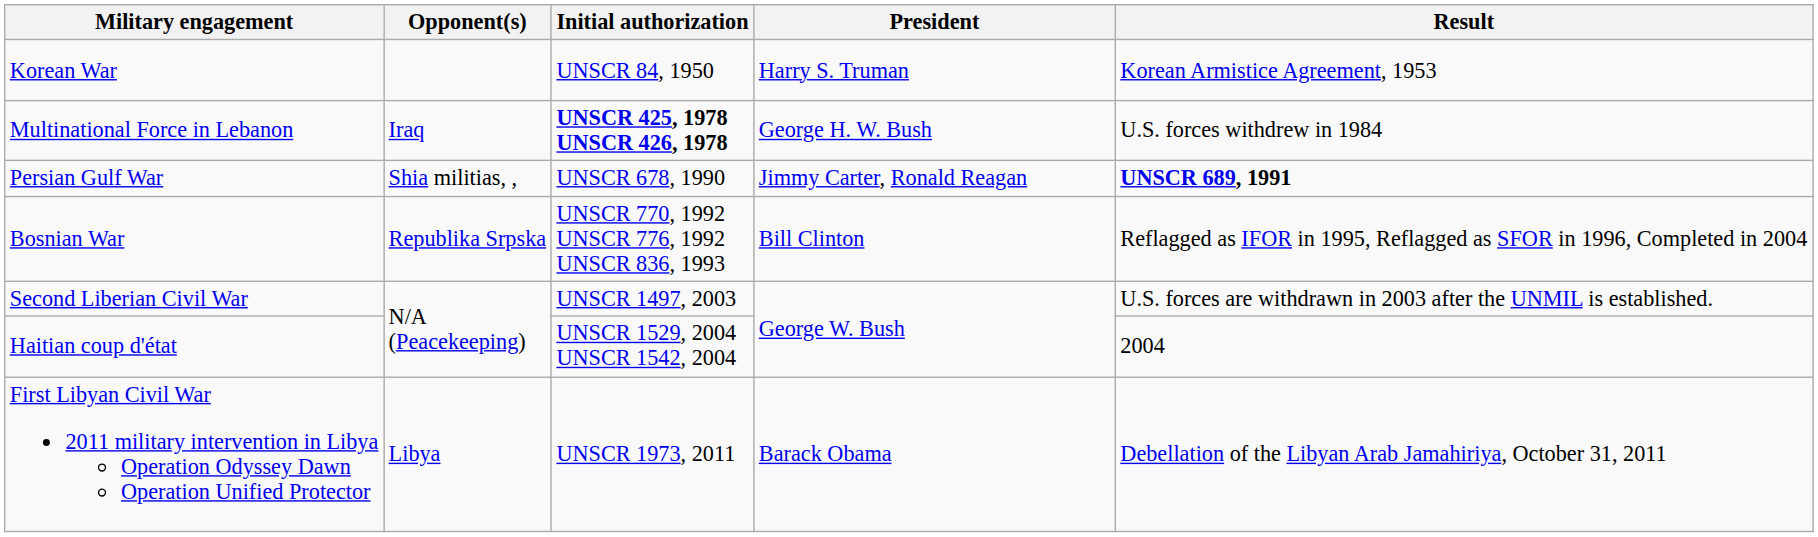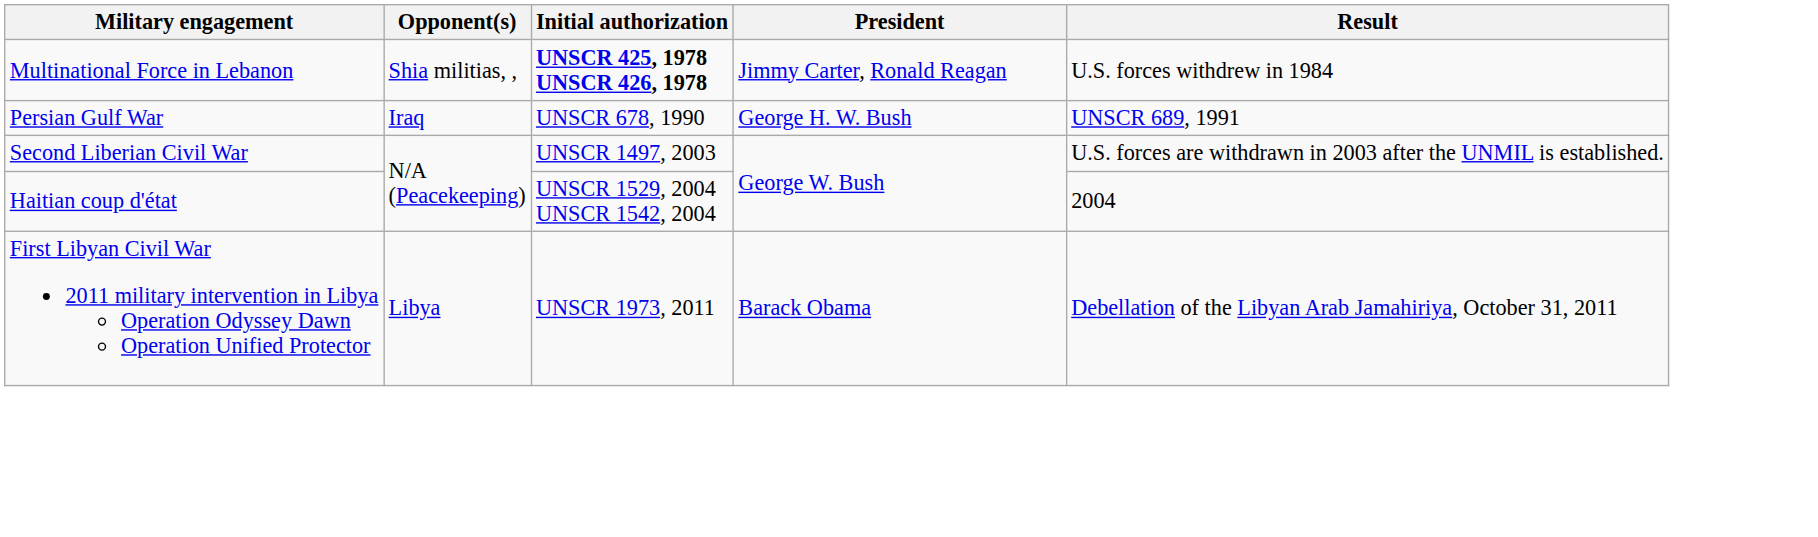- row: (63, 69)
(407, 130) Iraq -> (453, 69) Shia militias, ,
(845, 130) George H. W. Bush -> (873, 69) Jimmy Carter, Ronald Reagan
(453, 177) Shia militias, , -> (407, 117) Iraq
(893, 177) Jimmy Carter, Ronald Reagan -> (825, 117) George H. W. Bush
(1206, 177) bold -> (1156, 117) normal
- row: (67, 238)
